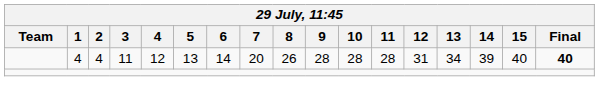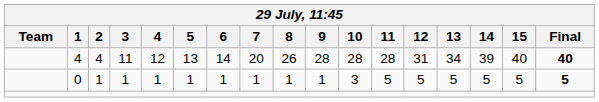+ row: (78, 79)
